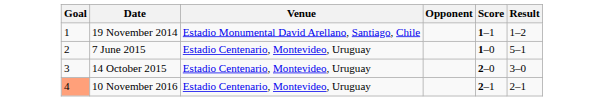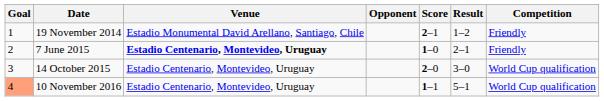+ column: (542, 13)
(486, 31) 1–1 -> (430, 31) 2–1
(277, 50) normal -> (227, 50) bold
(518, 50) 5–1 -> (461, 50) 2–1
(486, 86) 2–1 -> (430, 86) 1–1
(518, 86) 2–1 -> (461, 86) 5–1
